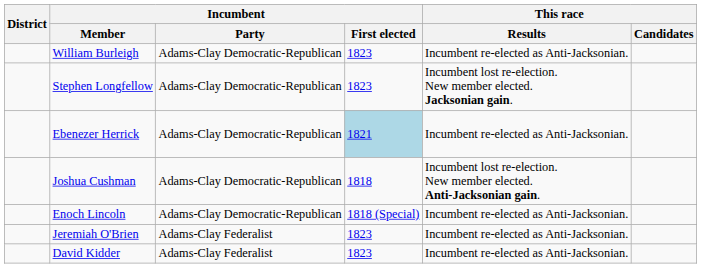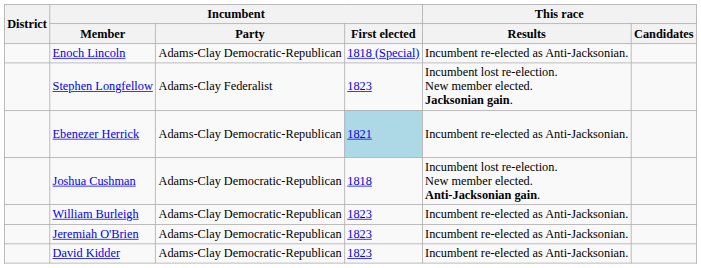rows swapped: (96, 53) <-> (89, 214)
(250, 86) Adams-Clay Democratic-Republican -> (215, 86) Adams-Clay Federalist
(215, 234) Adams-Clay Federalist -> (250, 234) Adams-Clay Democratic-Republican
(215, 253) Adams-Clay Federalist -> (250, 253) Adams-Clay Democratic-Republican
